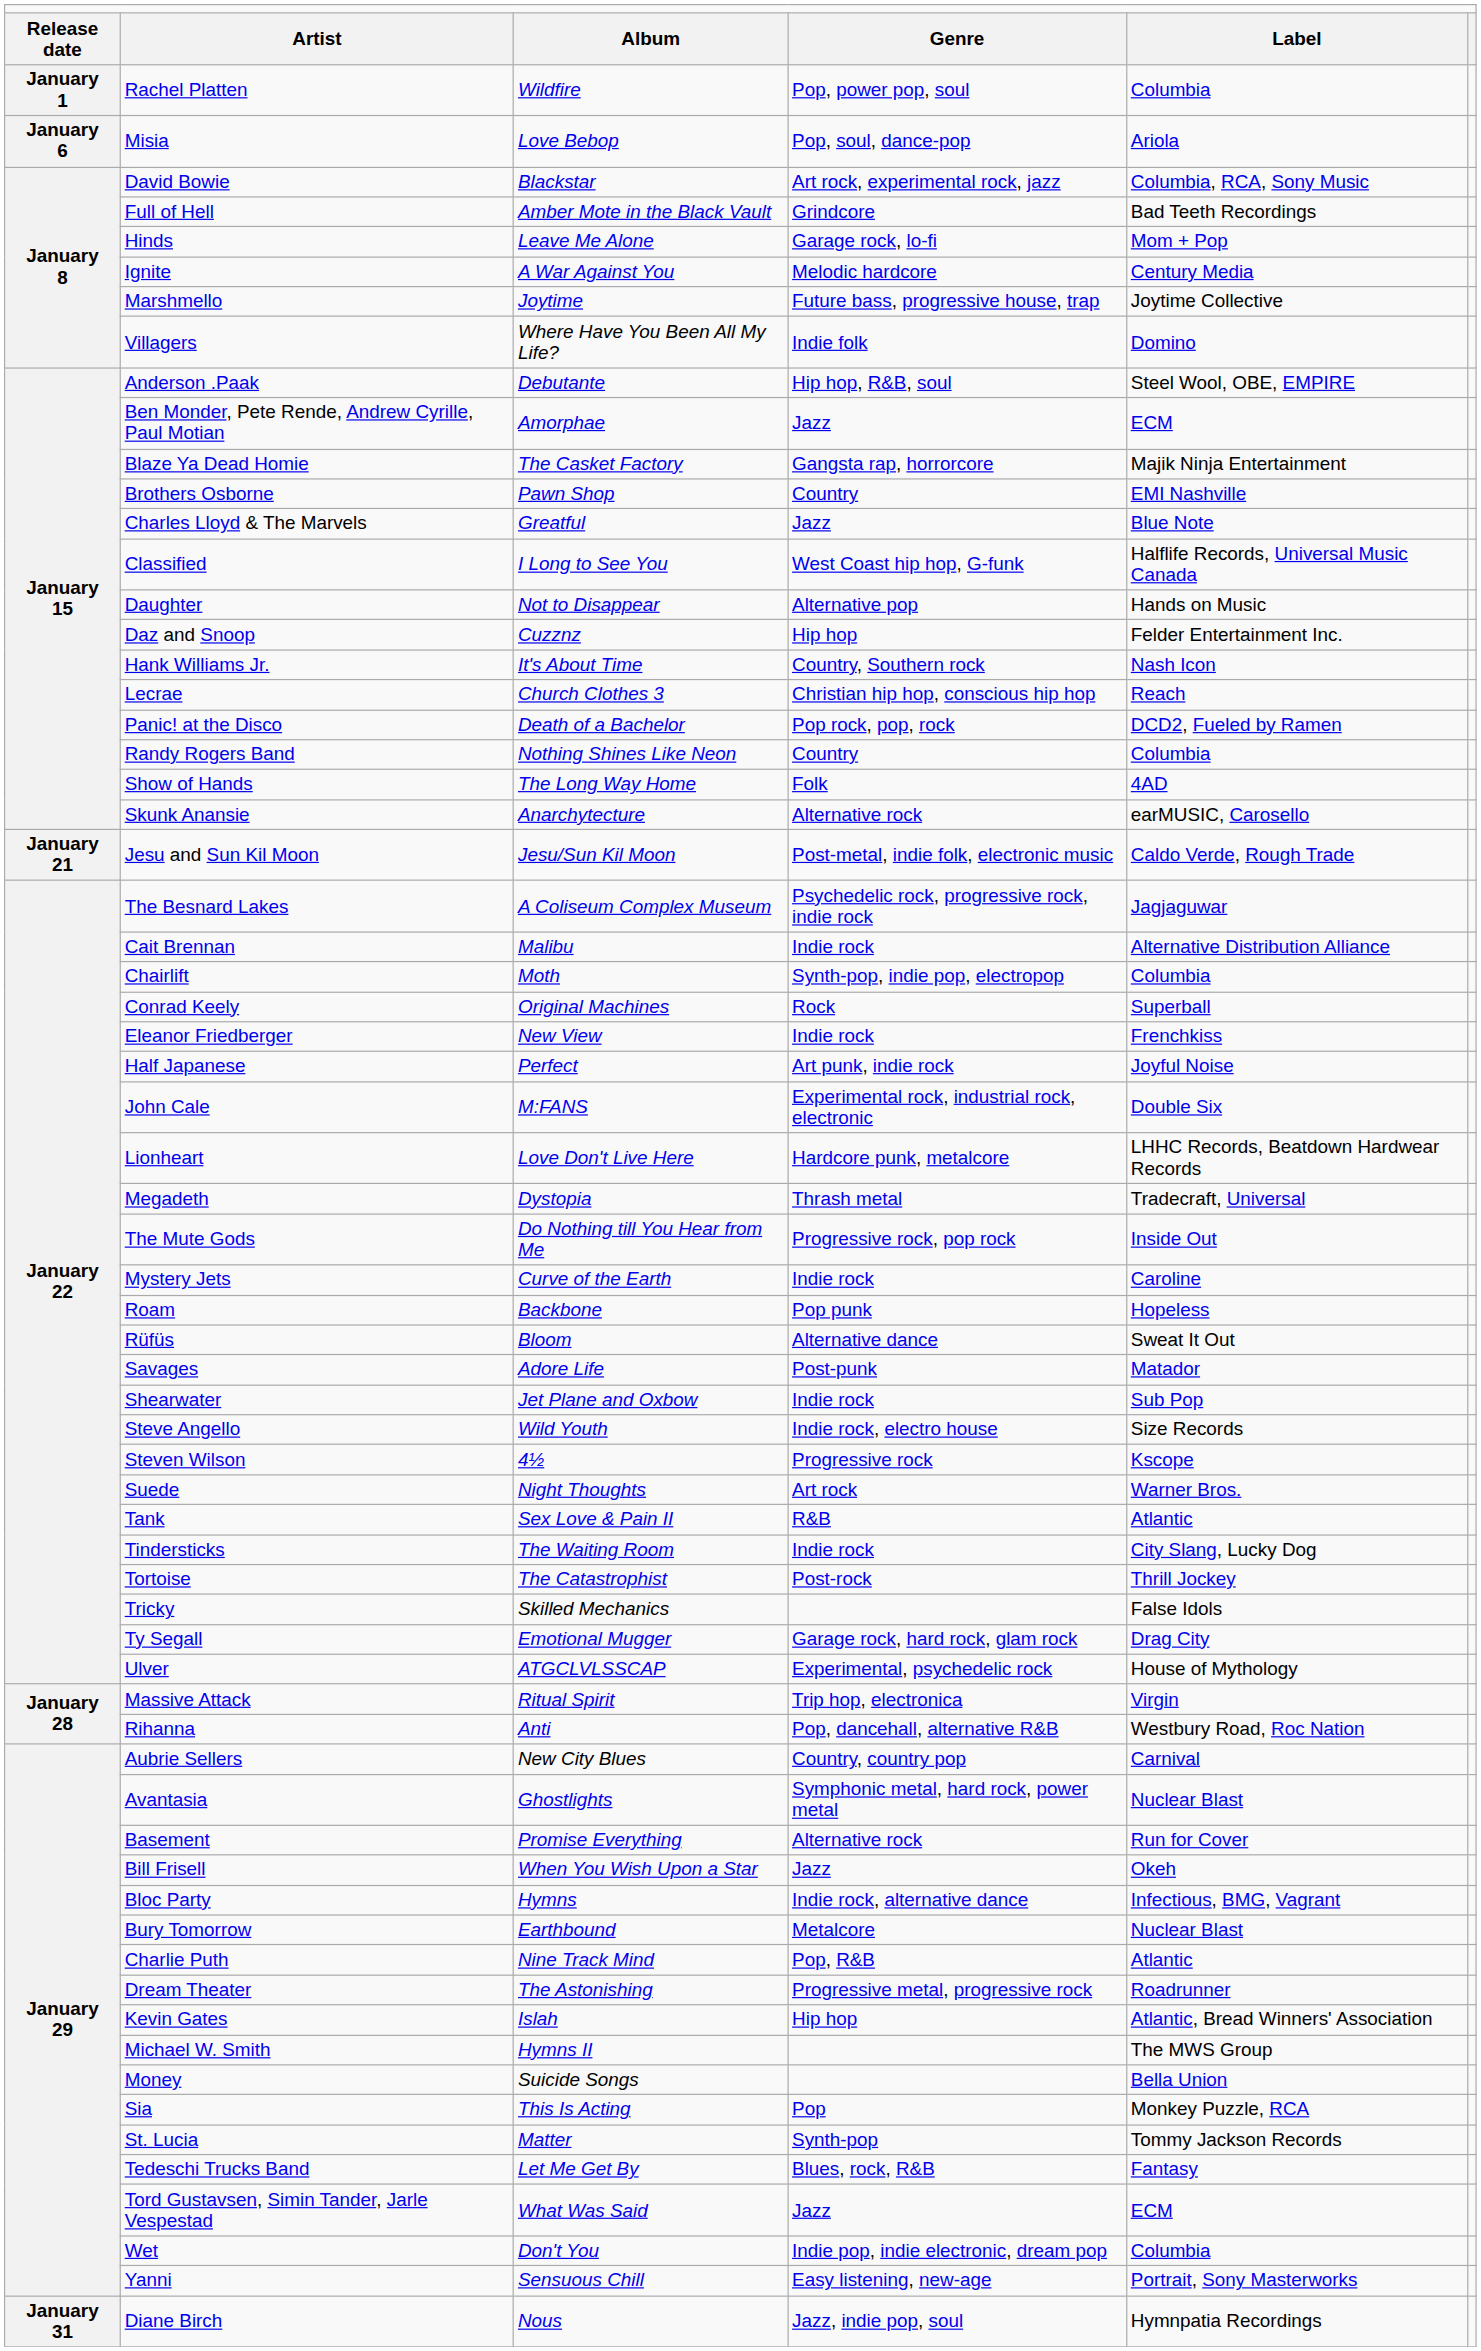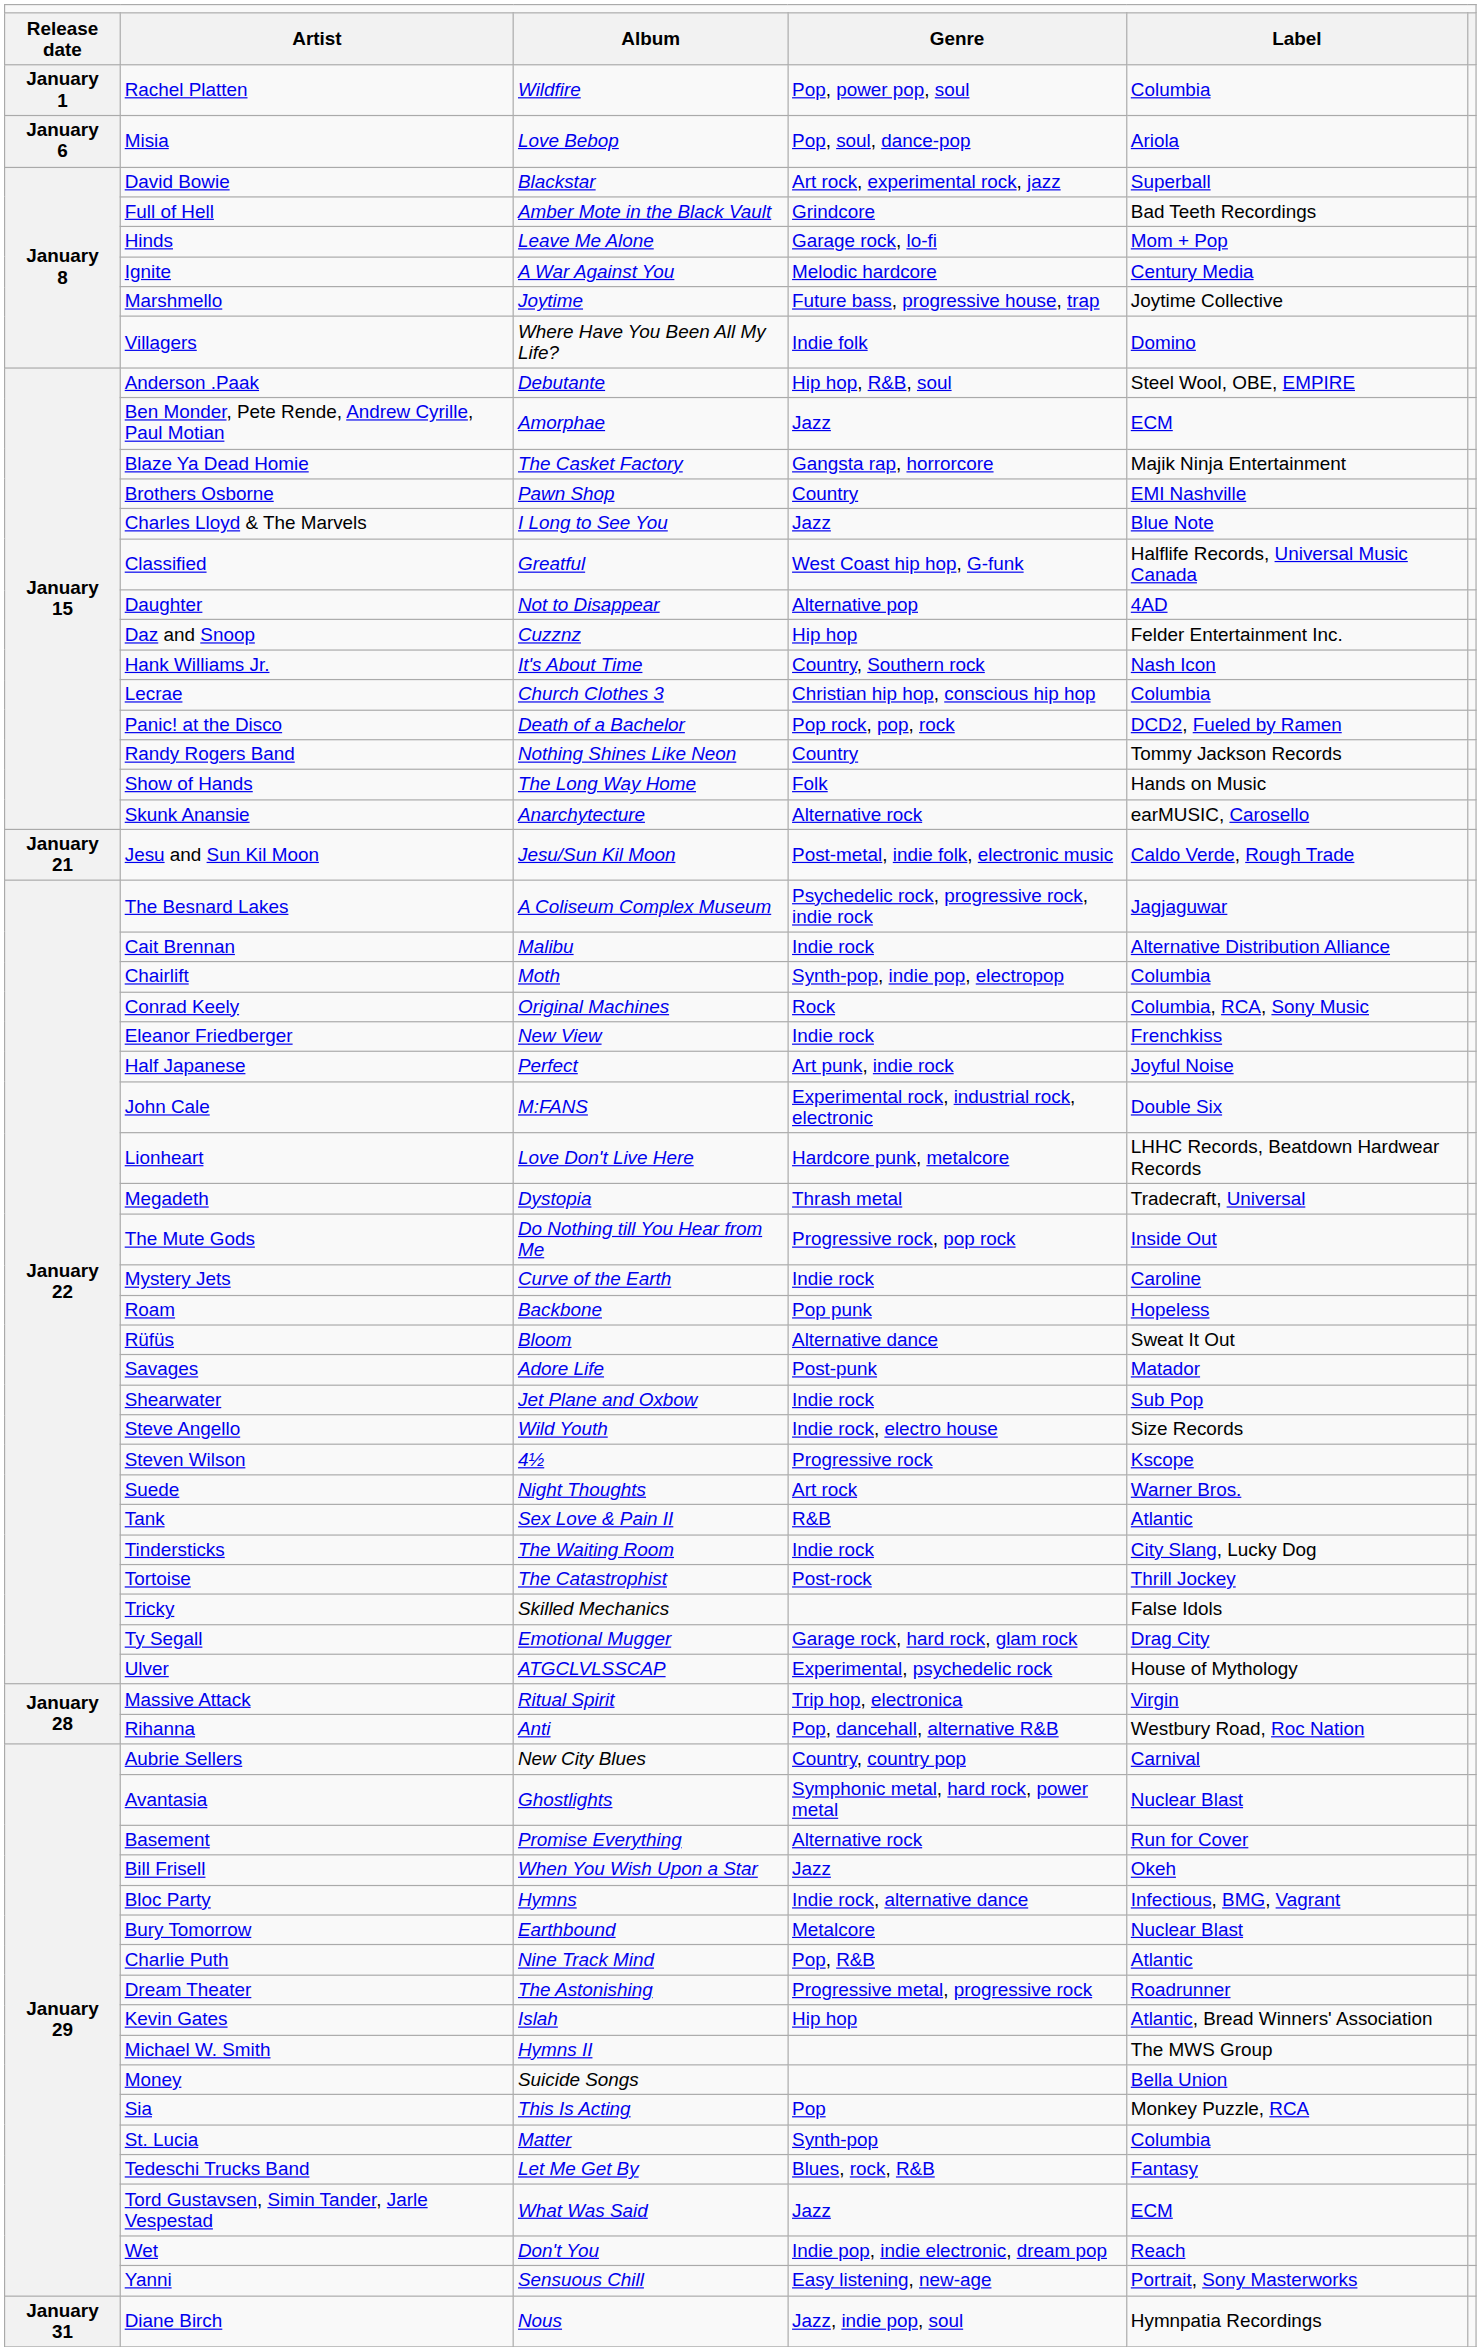(1250, 181) Columbia, RCA, Sony Music -> (1171, 181) Superball
(552, 523) Greatful -> (593, 523) I Long to See You
(593, 564) I Long to See You -> (552, 564) Greatful
(1198, 604) Hands on Music -> (1149, 604) 4AD
(1158, 694) Reach -> (1171, 694) Columbia
(1171, 754) Columbia -> (1236, 754) Tommy Jackson Records
(1149, 784) 4AD -> (1198, 784) Hands on Music
(1171, 1006) Superball -> (1250, 1006) Columbia, RCA, Sony Music
(1236, 2139) Tommy Jackson Records -> (1171, 2139) Columbia
(1171, 2250) Columbia -> (1158, 2250) Reach
